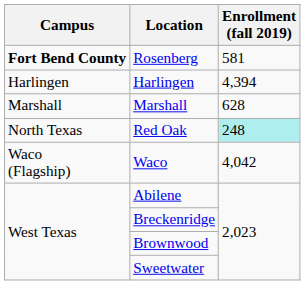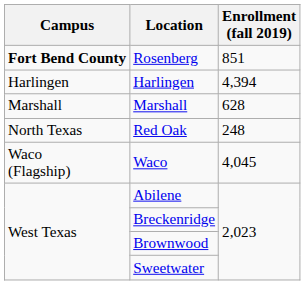(233, 57) 581 -> (233, 57) 851
(233, 130) paleturquoise background -> (233, 130) no background
(239, 162) 4,042 -> (239, 162) 4,045
